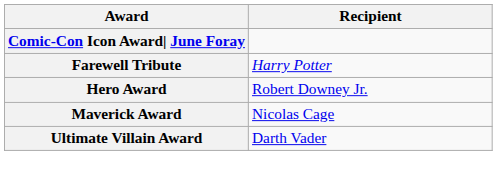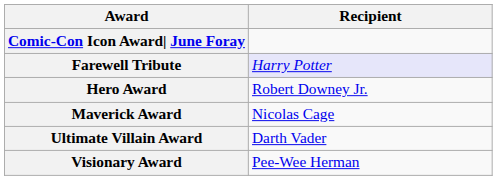(292, 65) no background -> (292, 65) lavender background
+ row: (126, 162)
